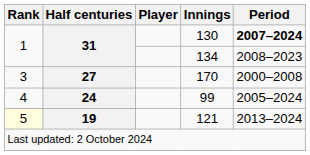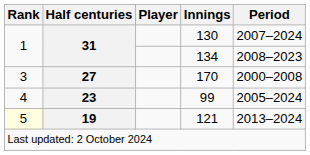(269, 35) bold -> (269, 35) normal
(89, 98) 24 -> (89, 98) 23
